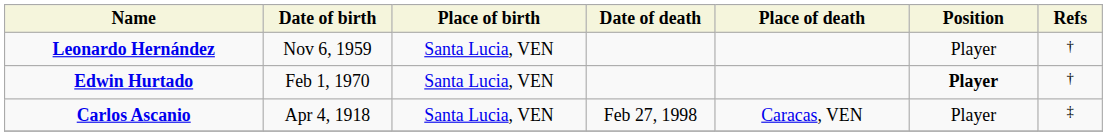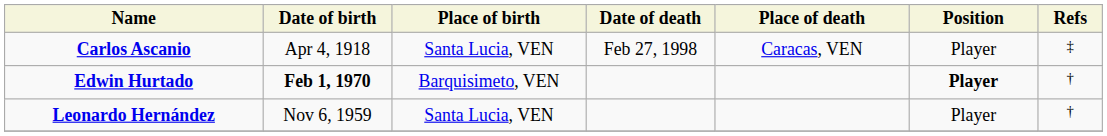rows swapped: (134, 115) <-> (134, 49)
(327, 82) normal -> (327, 82) bold
(489, 82) Santa Lucia, VEN -> (489, 82) Barquisimeto, VEN
